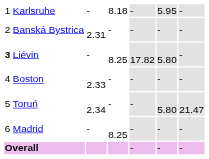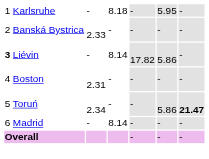(96, 35) 2.31 -> (96, 35) 2.33
(118, 60) 8.25 -> (118, 54) 8.14
(167, 60) 5.80 -> (167, 60) 5.86
(96, 85) 2.33 -> (96, 85) 2.31
(167, 109) 5.80 -> (167, 109) 5.86
(192, 109) normal -> (192, 109) bold
(118, 134) 8.25 -> (118, 123) 8.14
